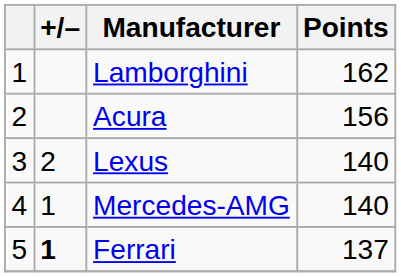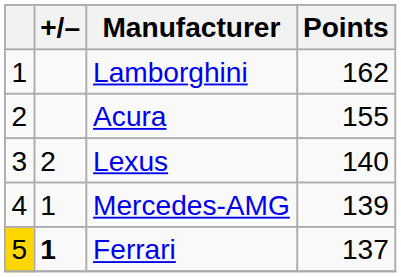(365, 116) 156 -> (365, 116) 155
(365, 205) 140 -> (365, 205) 139
(19, 250) no background -> (19, 250) gold background
